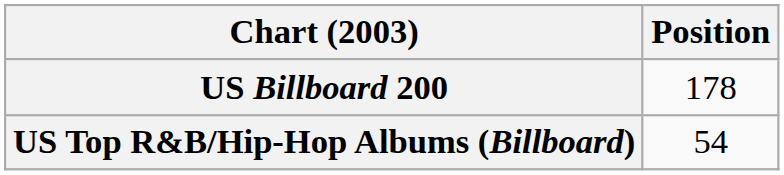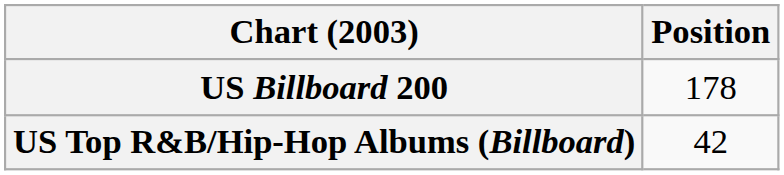(711, 141) 54 -> (711, 141) 42
